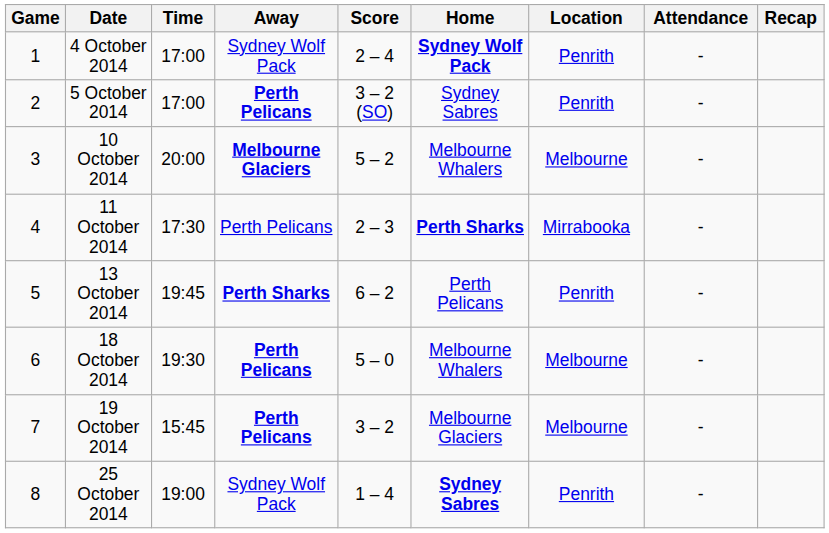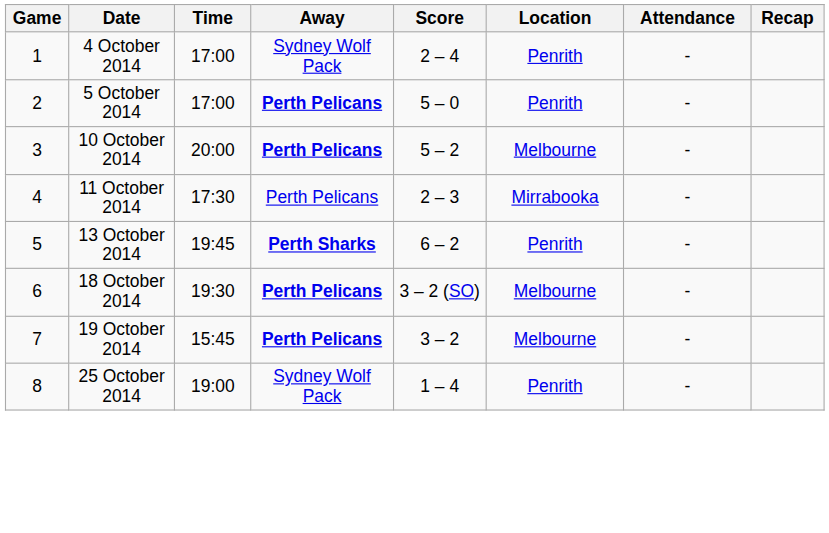- column: (470, 18)
(375, 103) 3 – 2 (SO) -> (440, 103) 5 – 0
(276, 160) Melbourne Glaciers -> (322, 150) Perth Pelicans
(375, 360) 5 – 0 -> (440, 292) 3 – 2 (SO)
